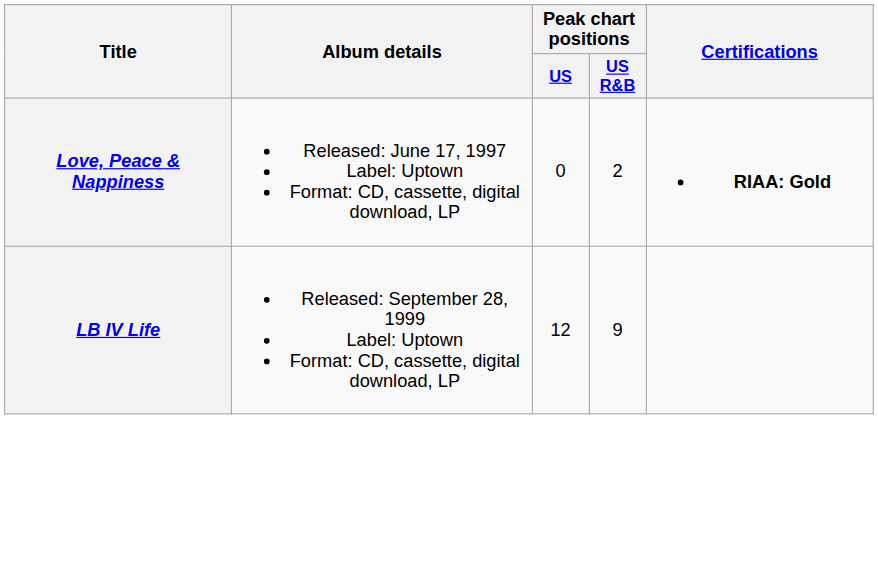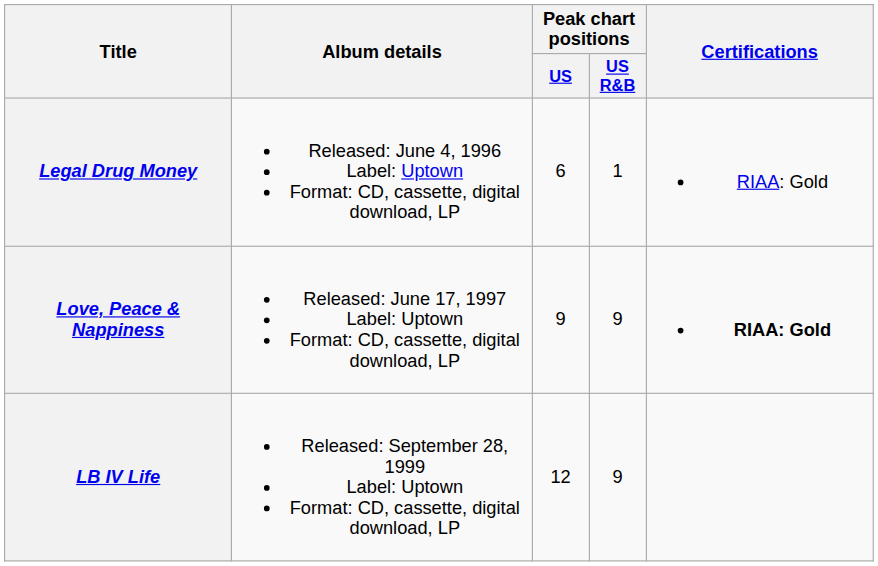+ row: (118, 171)
(561, 171) 0 -> (561, 319) 9
(617, 171) 2 -> (617, 319) 9
